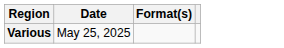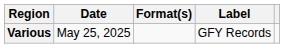+ column: (234, 14)
